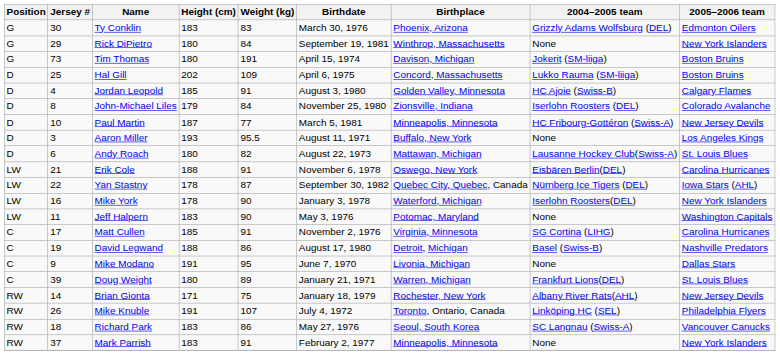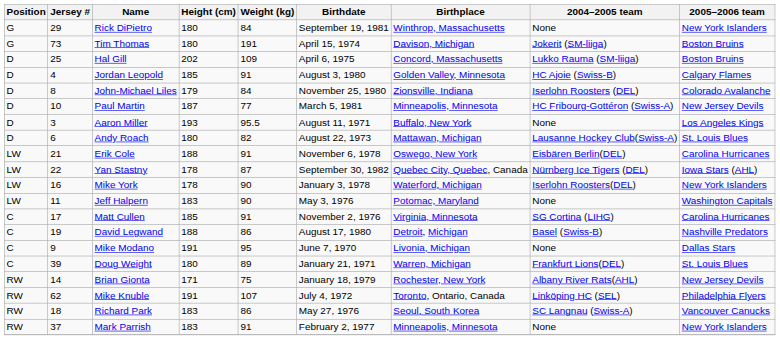- row: (118, 28)
(56, 311) 26 -> (56, 295) 62
